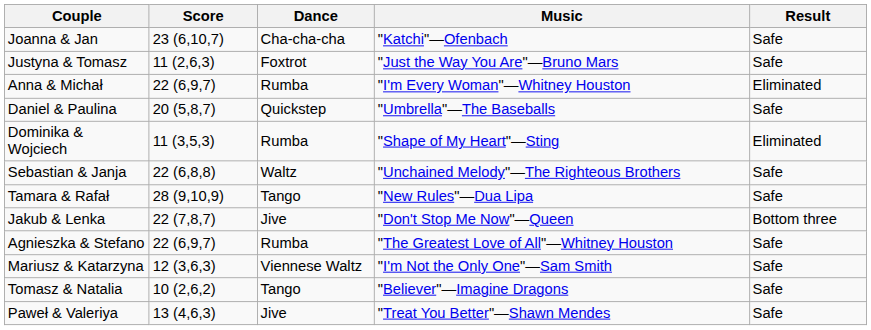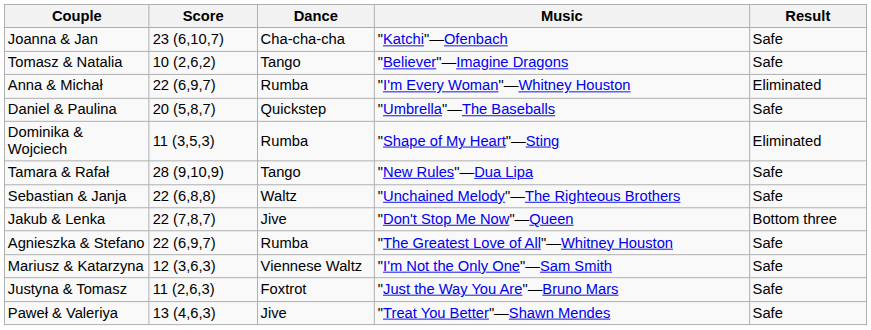rows swapped: (65, 289) <-> (67, 62)
rows swapped: (67, 172) <-> (59, 196)
